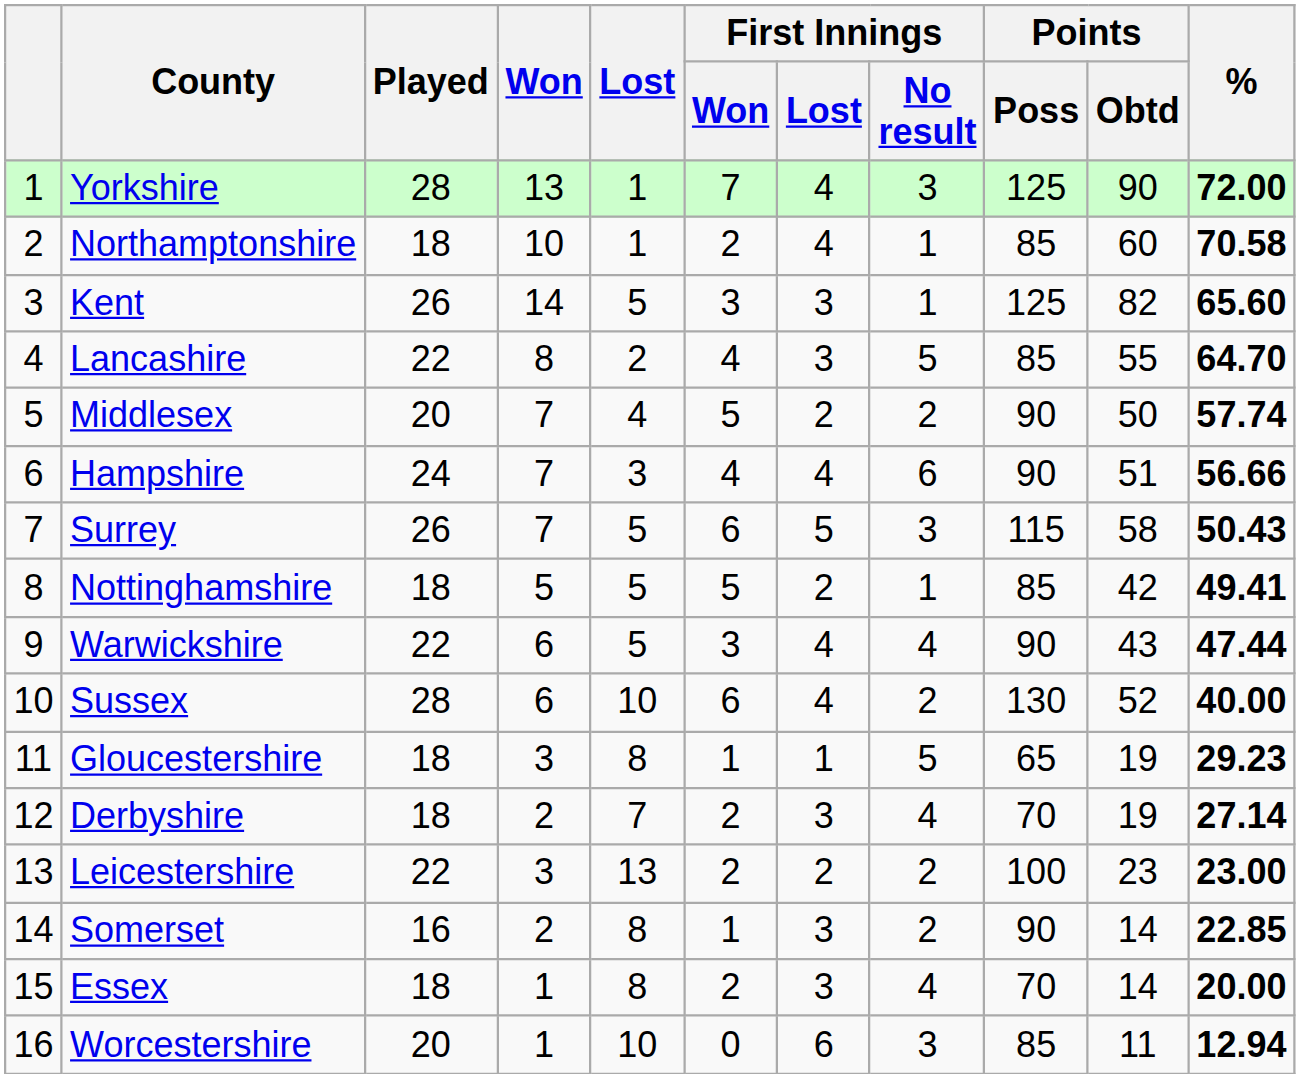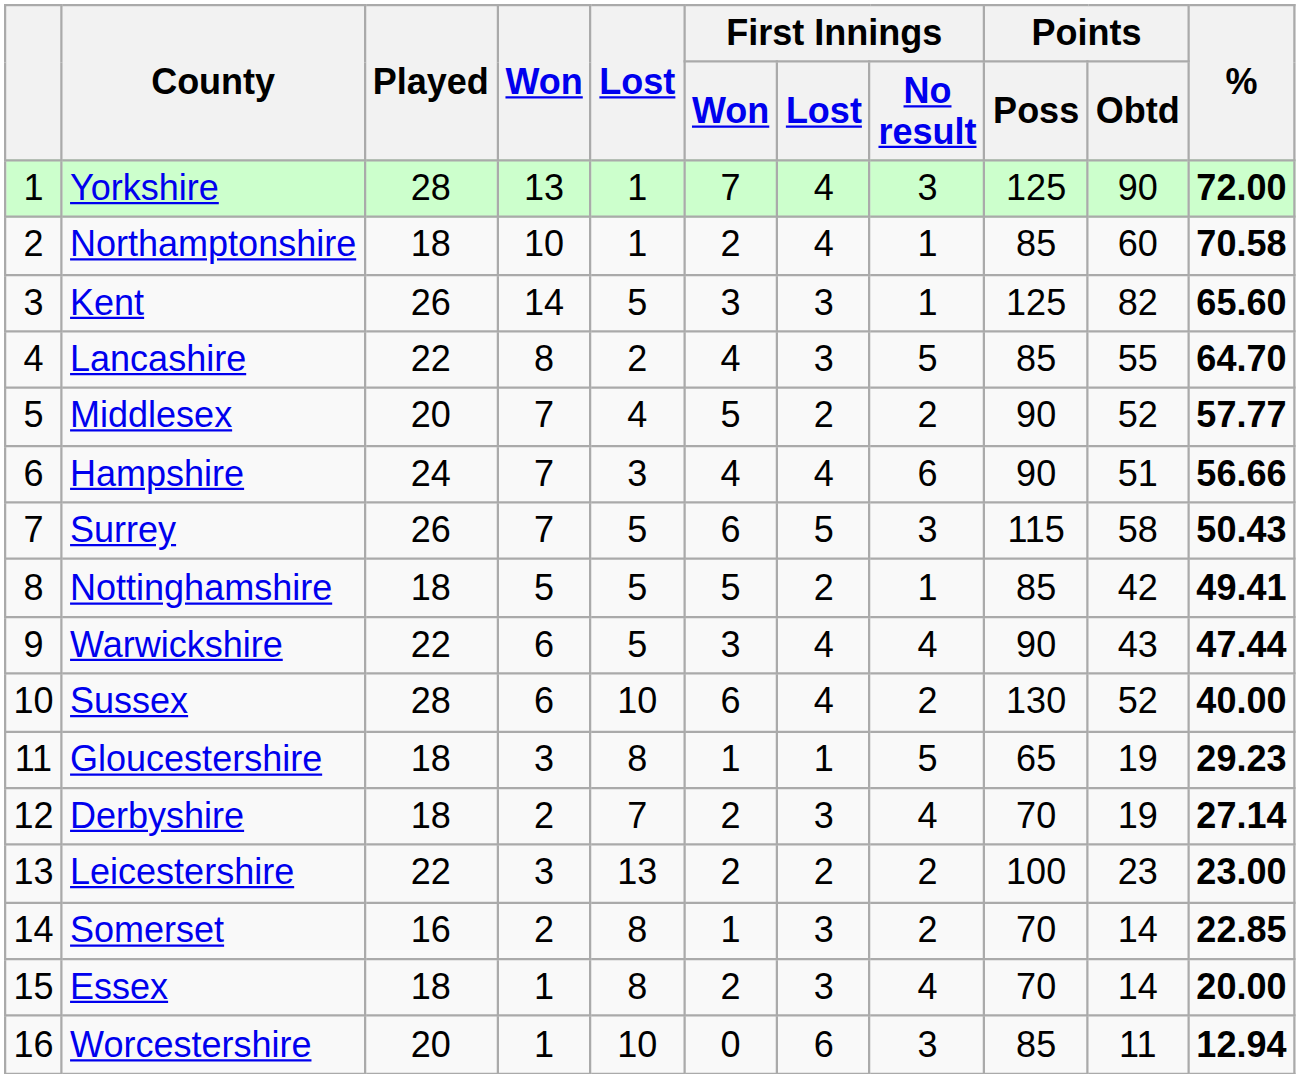(1138, 416) 50 -> (1138, 416) 52
(1241, 416) 57.74 -> (1241, 416) 57.77
(1036, 929) 90 -> (1036, 929) 70
